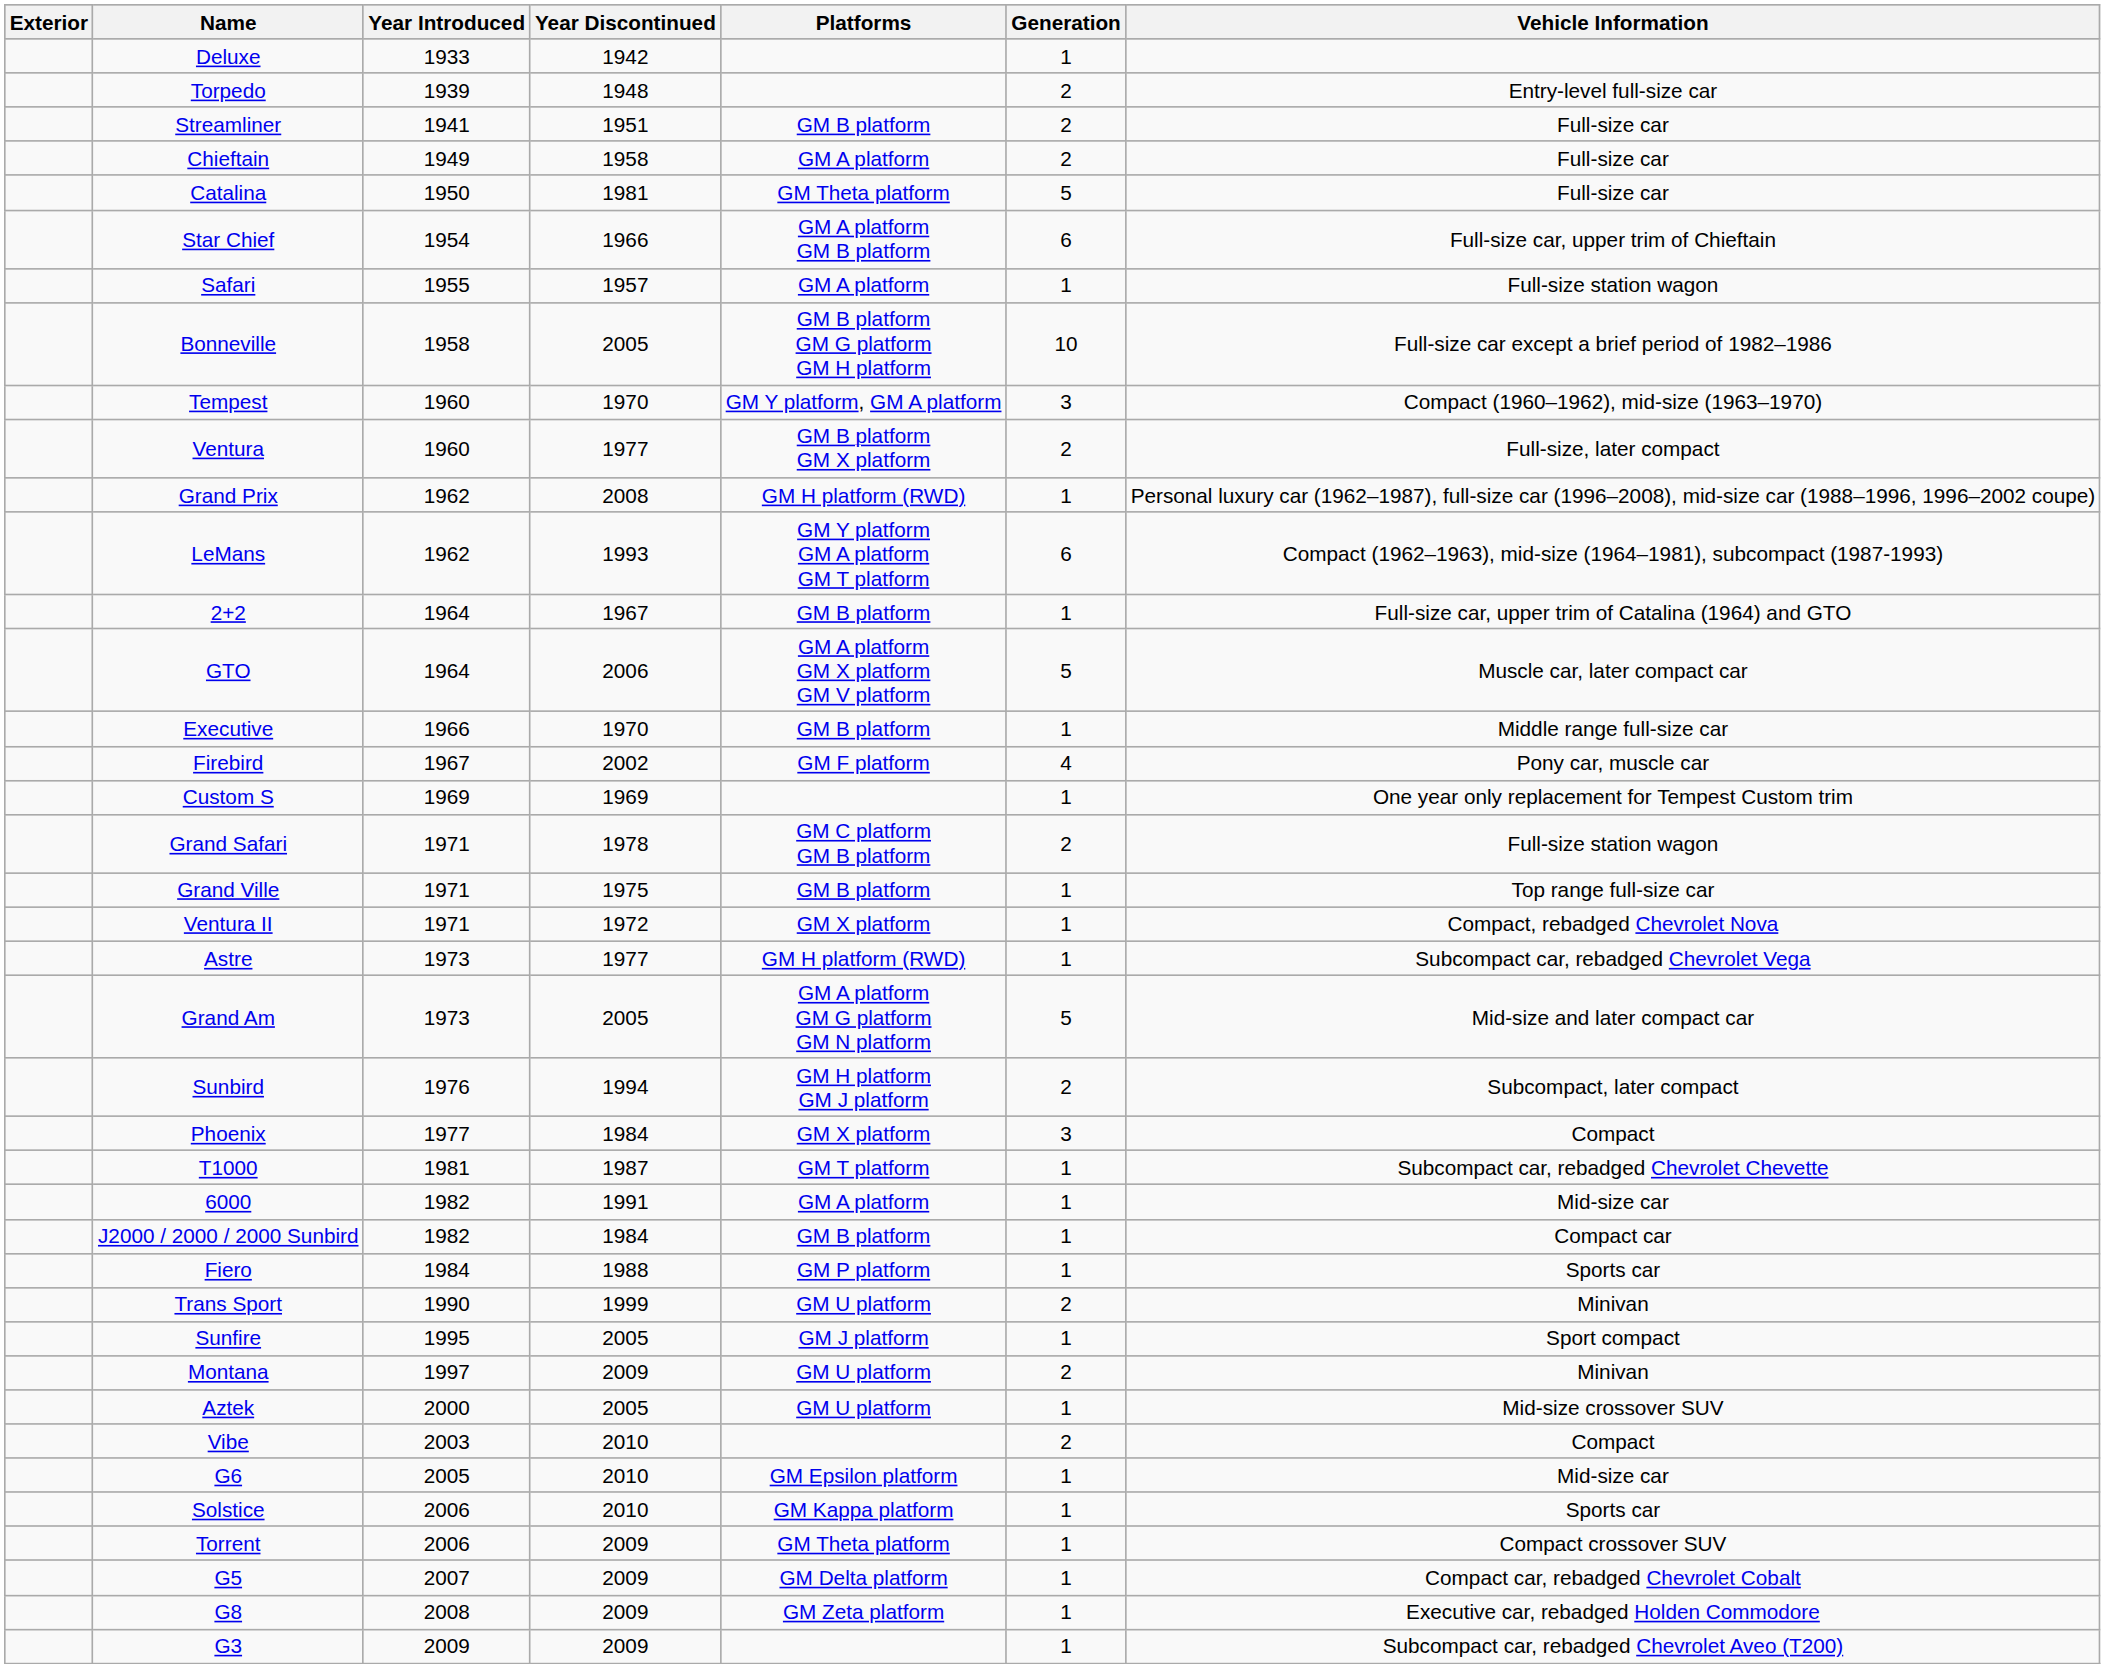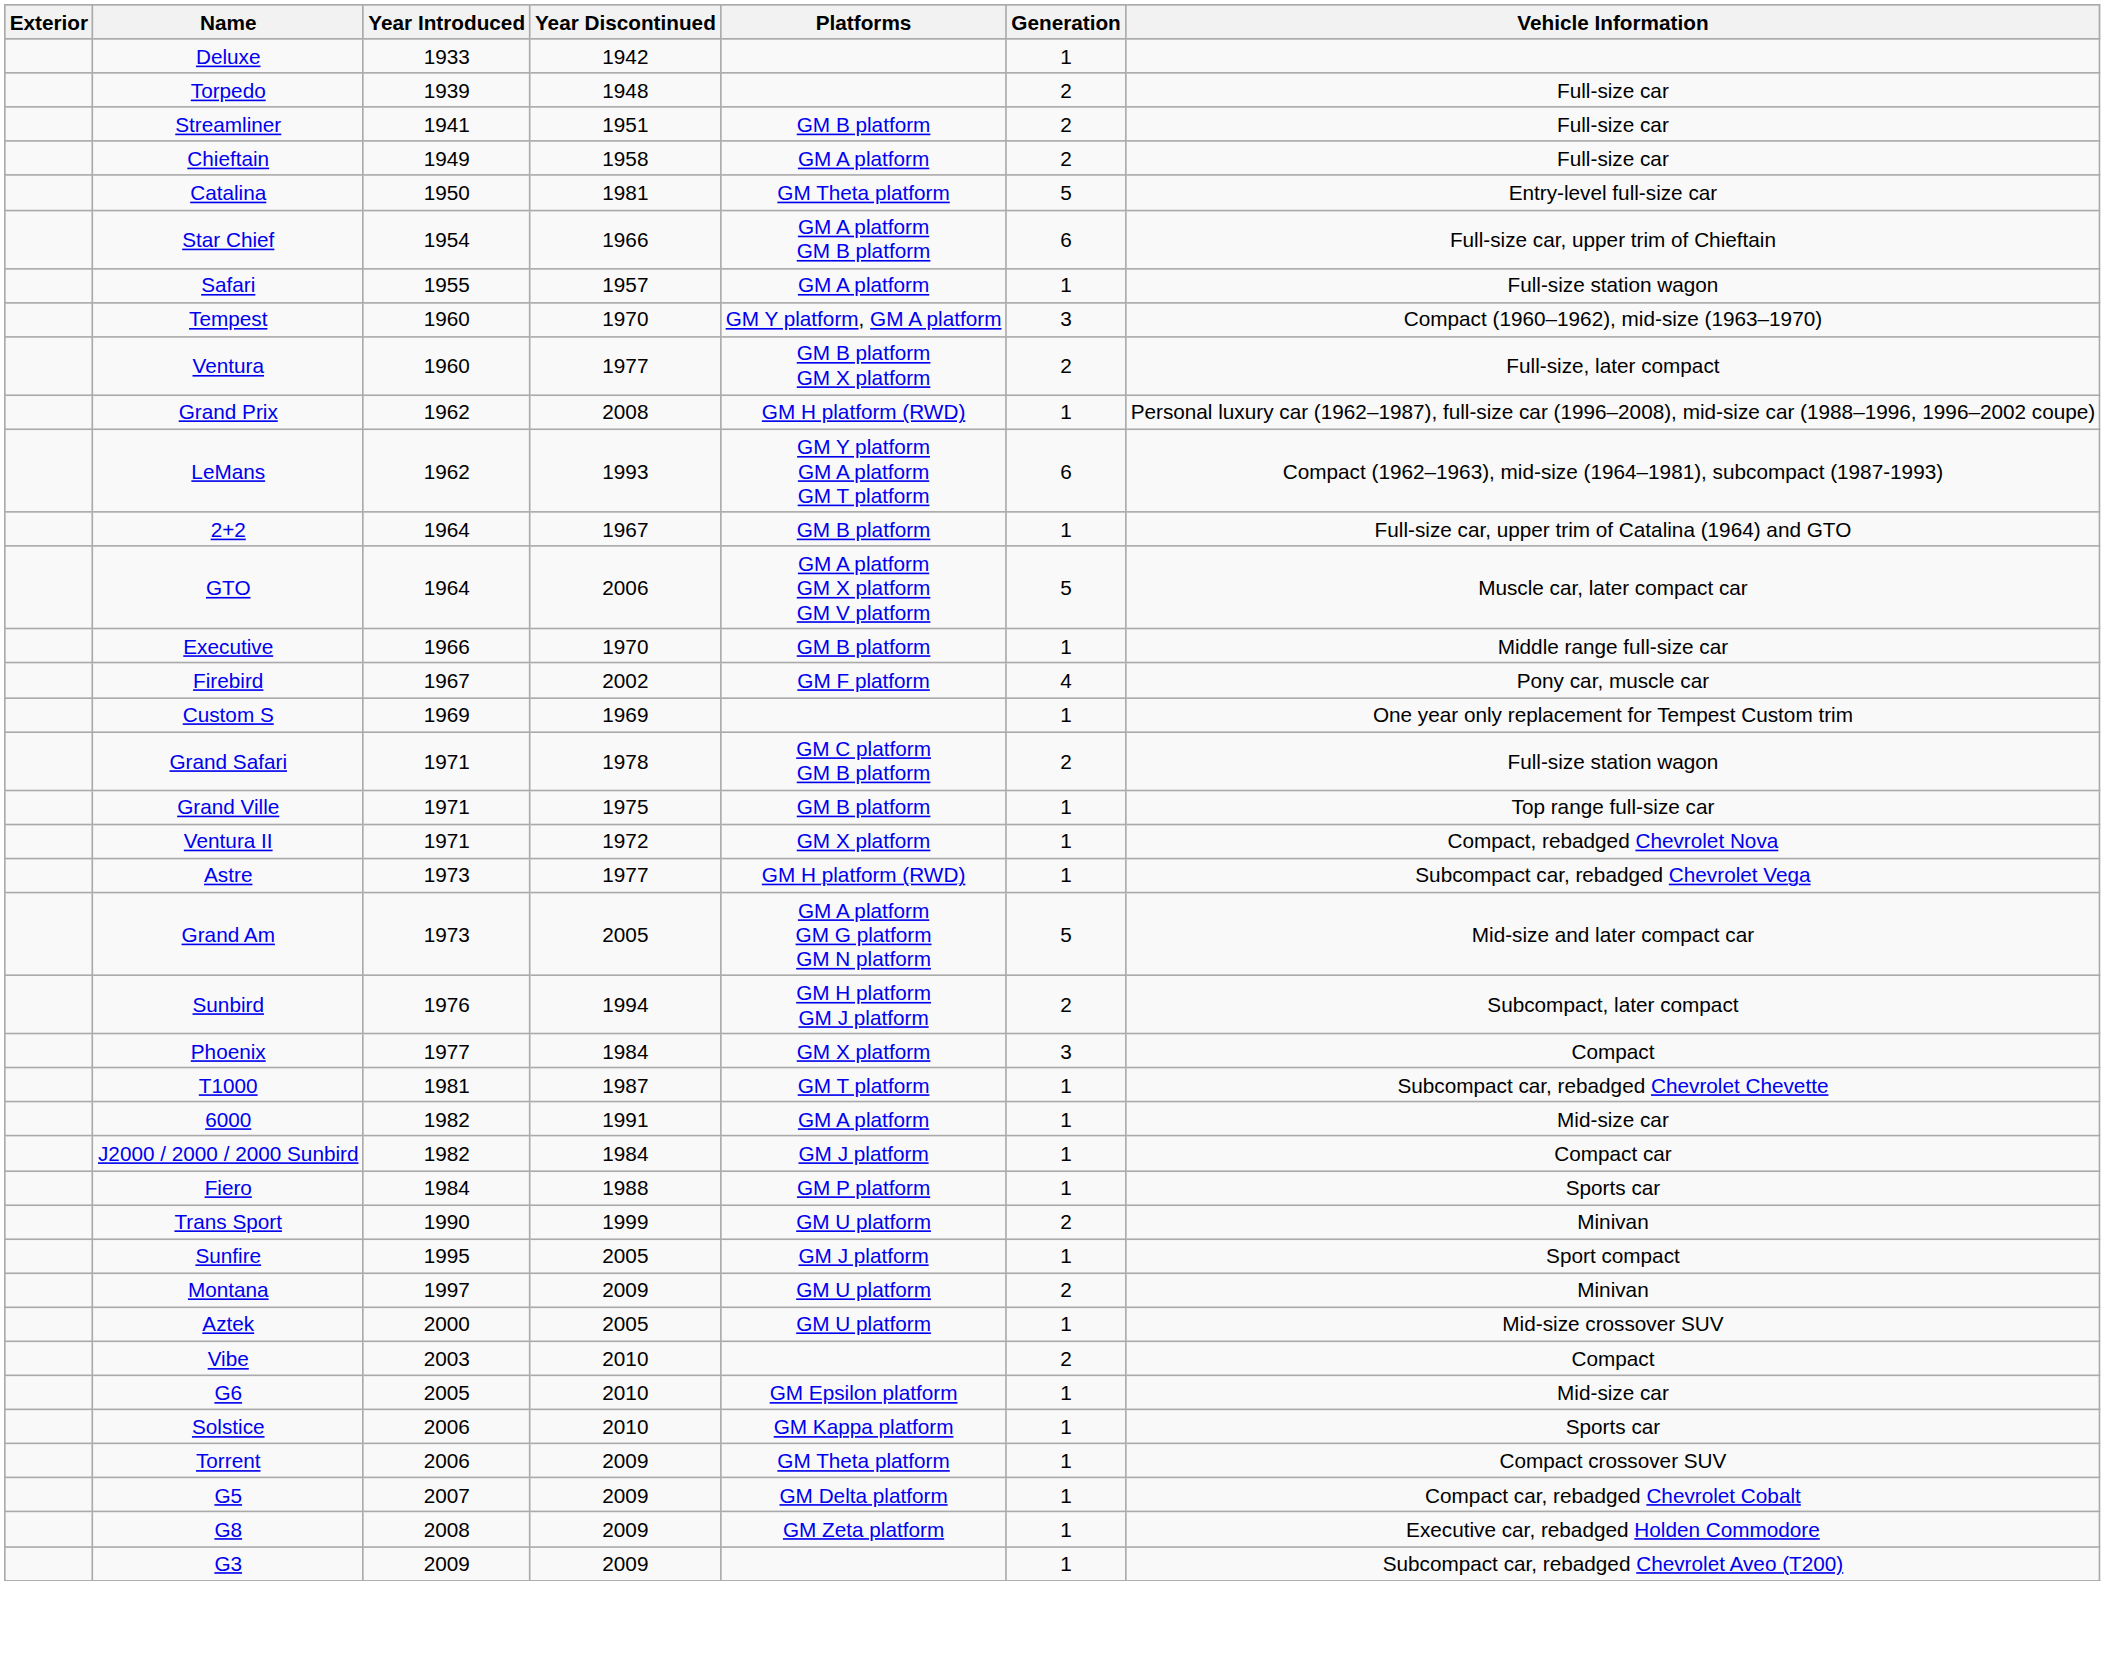(1613, 90) Entry-level full-size car -> (1613, 90) Full-size car
(1613, 193) Full-size car -> (1613, 193) Entry-level full-size car
- row: (228, 344)
(864, 1236) GM B platform -> (864, 1153) GM J platform
